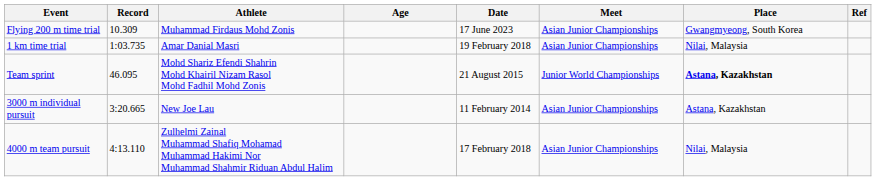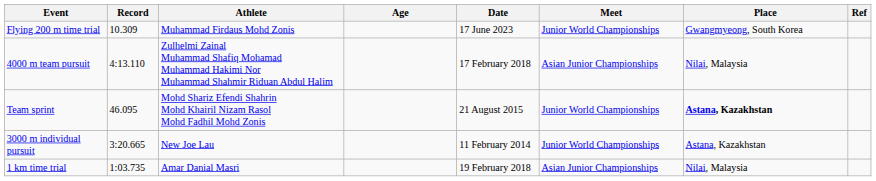(600, 29) Asian Junior Championships -> (600, 29) Junior World Championships
rows swapped: (37, 46) <-> (48, 149)
(600, 109) Asian Junior Championships -> (600, 145) Junior World Championships
